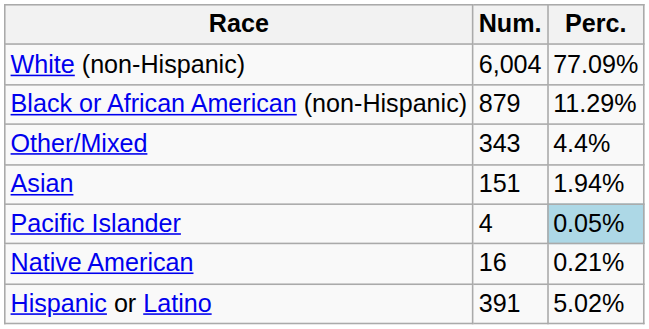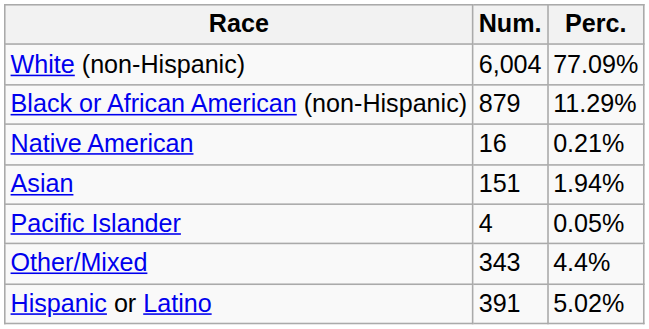rows swapped: (102, 263) <-> (79, 143)
(589, 223) lightblue background -> (589, 223) no background
